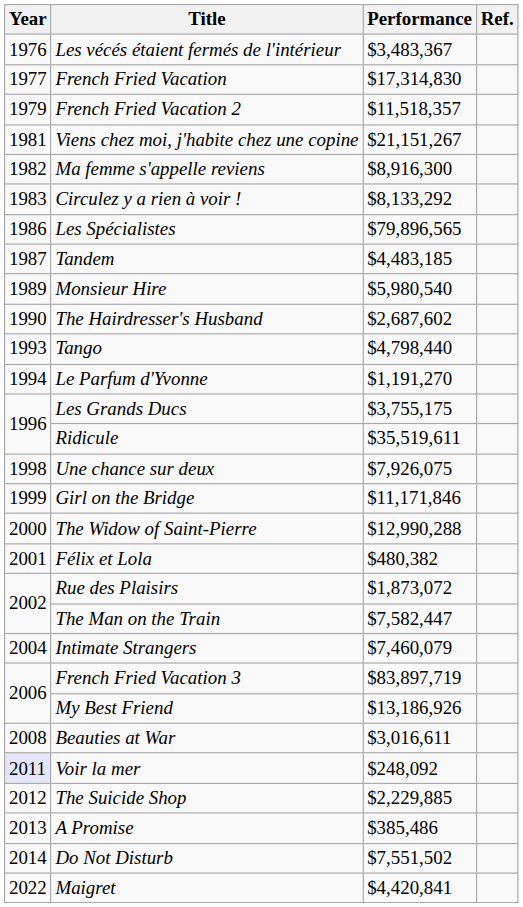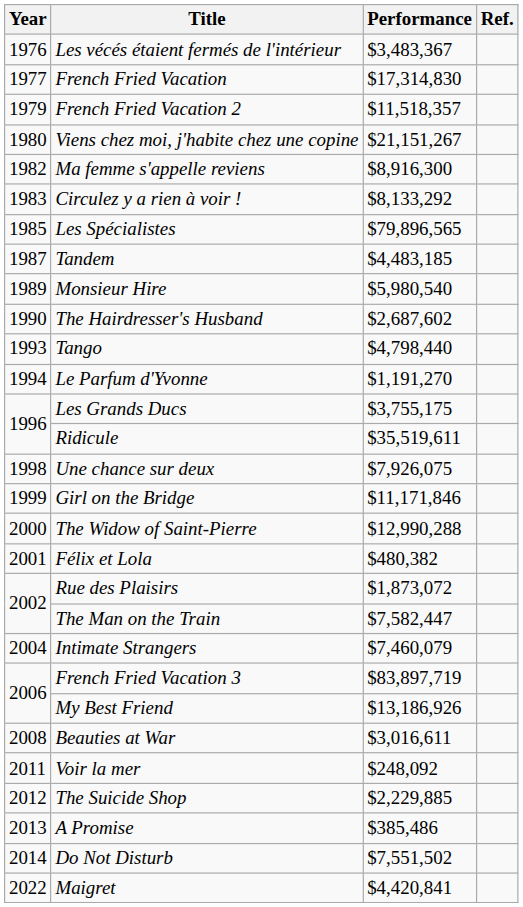(28, 139) 1981 -> (28, 139) 1980
(28, 229) 1986 -> (28, 229) 1985
(27, 768) lavender background -> (27, 768) no background
